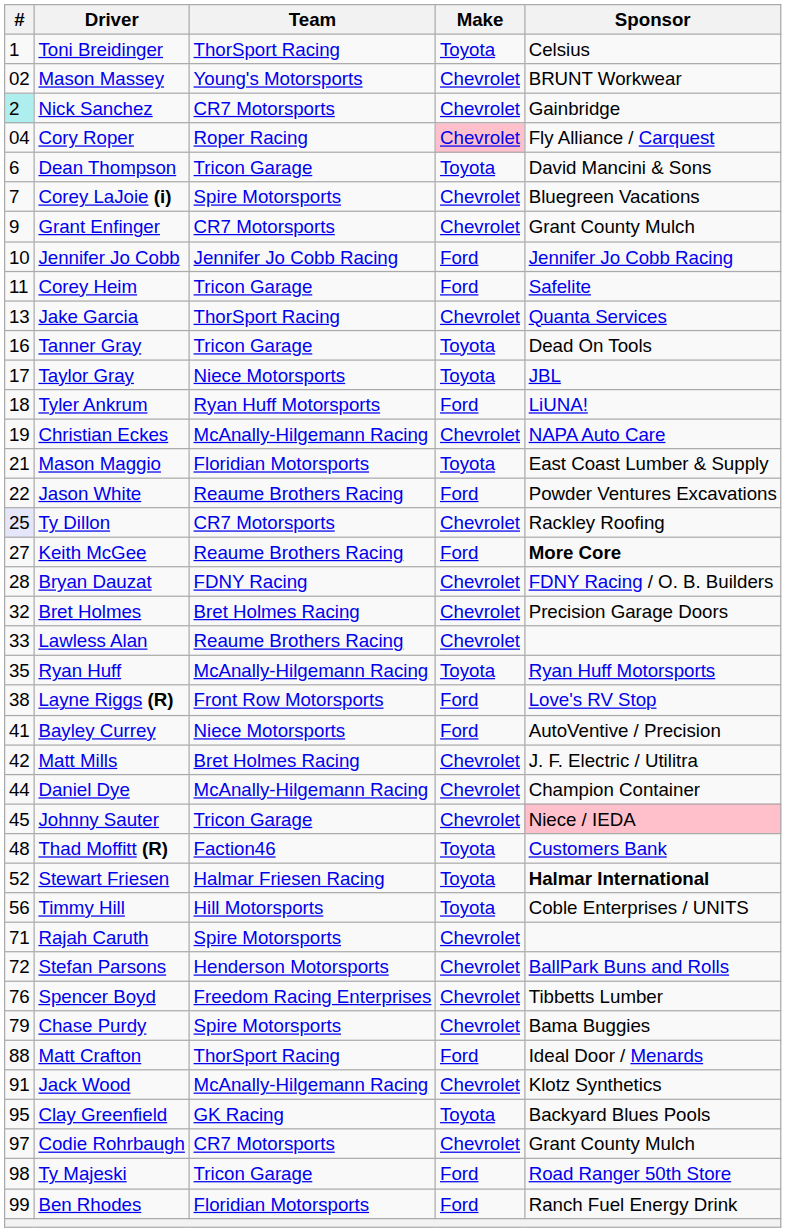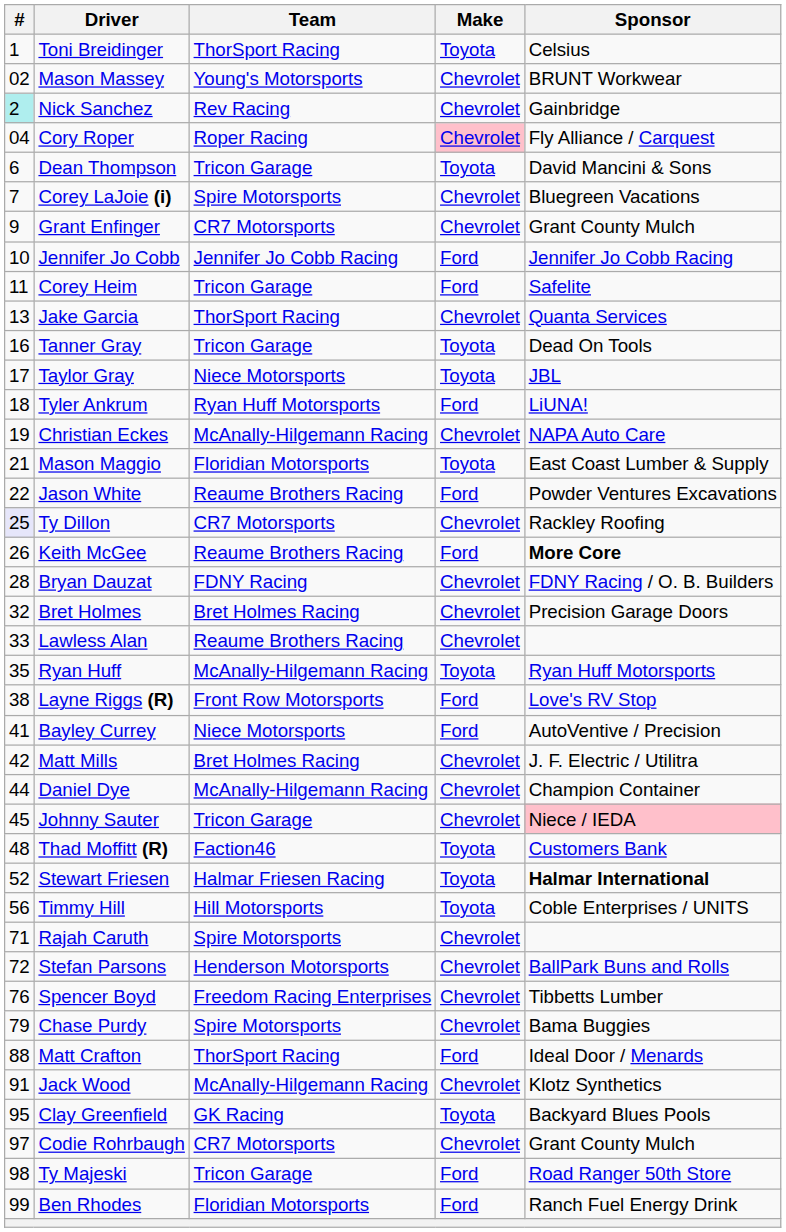(264, 108) CR7 Motorsports -> (242, 108) Rev Racing
(19, 552) 27 -> (19, 552) 26
